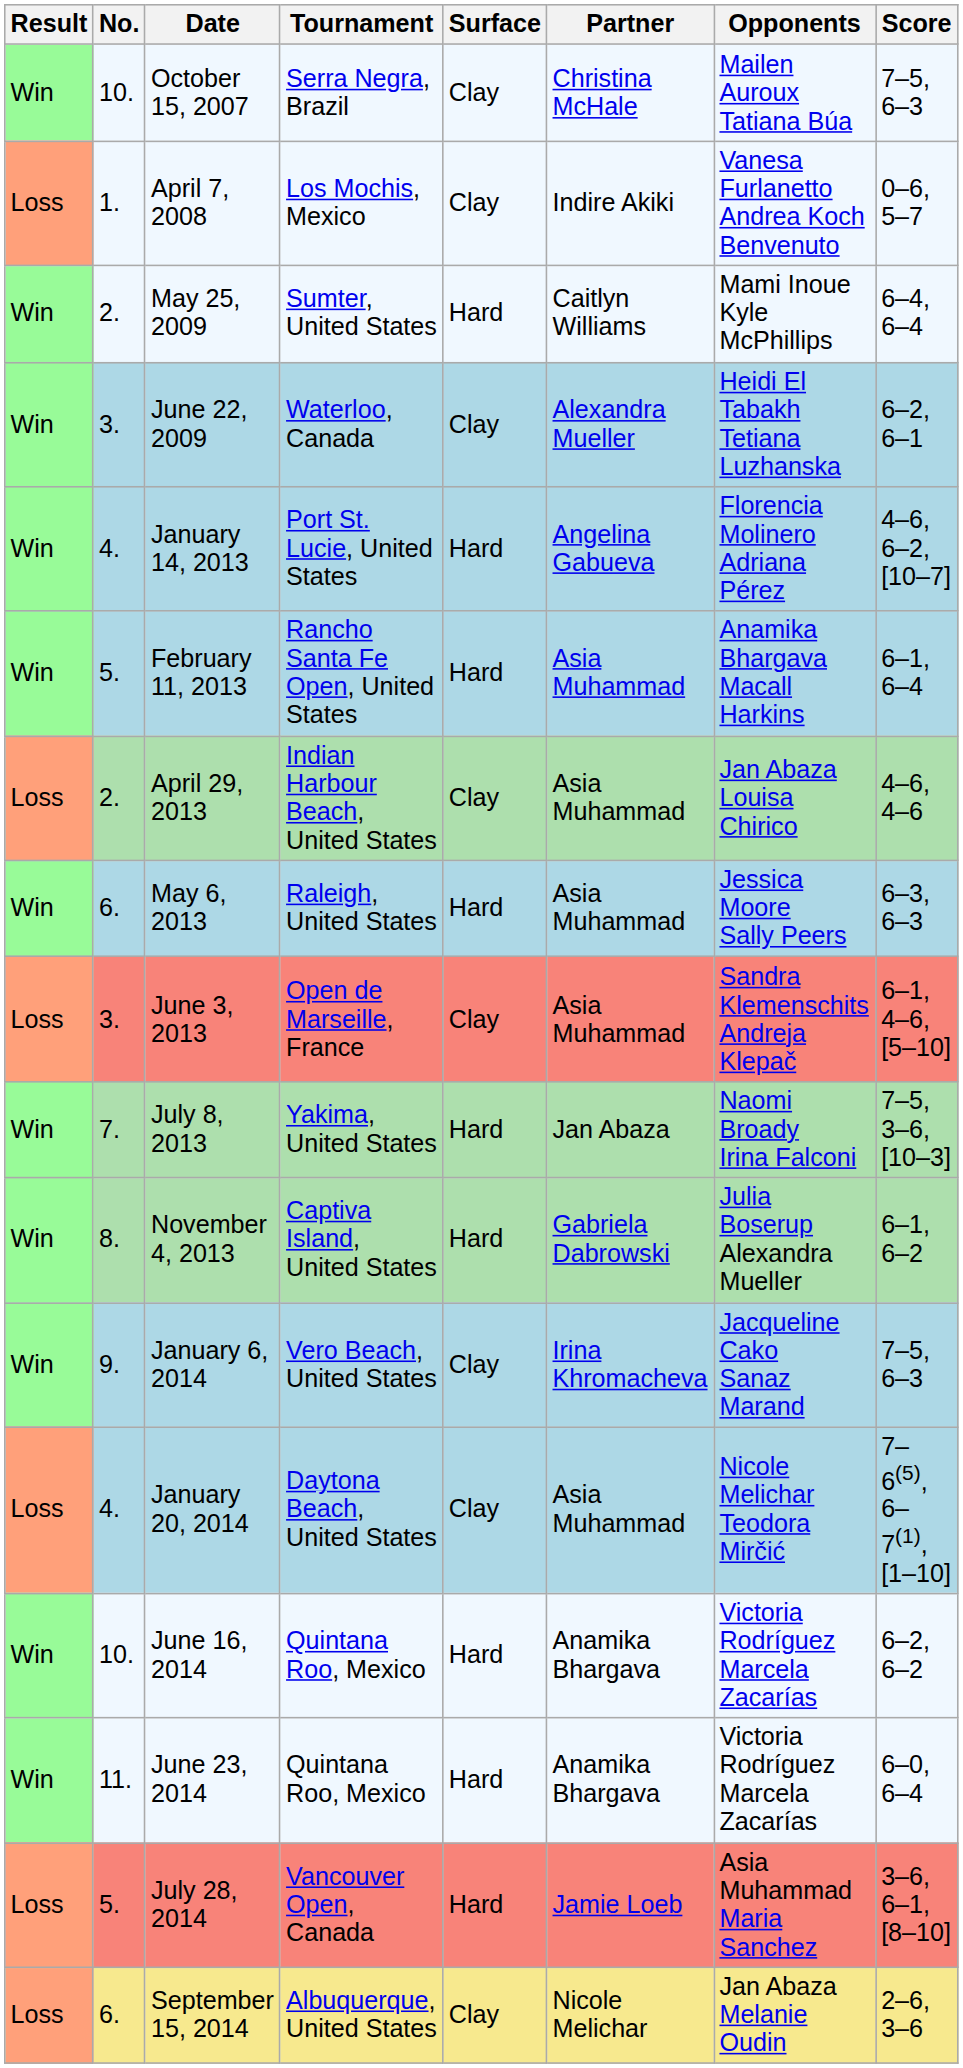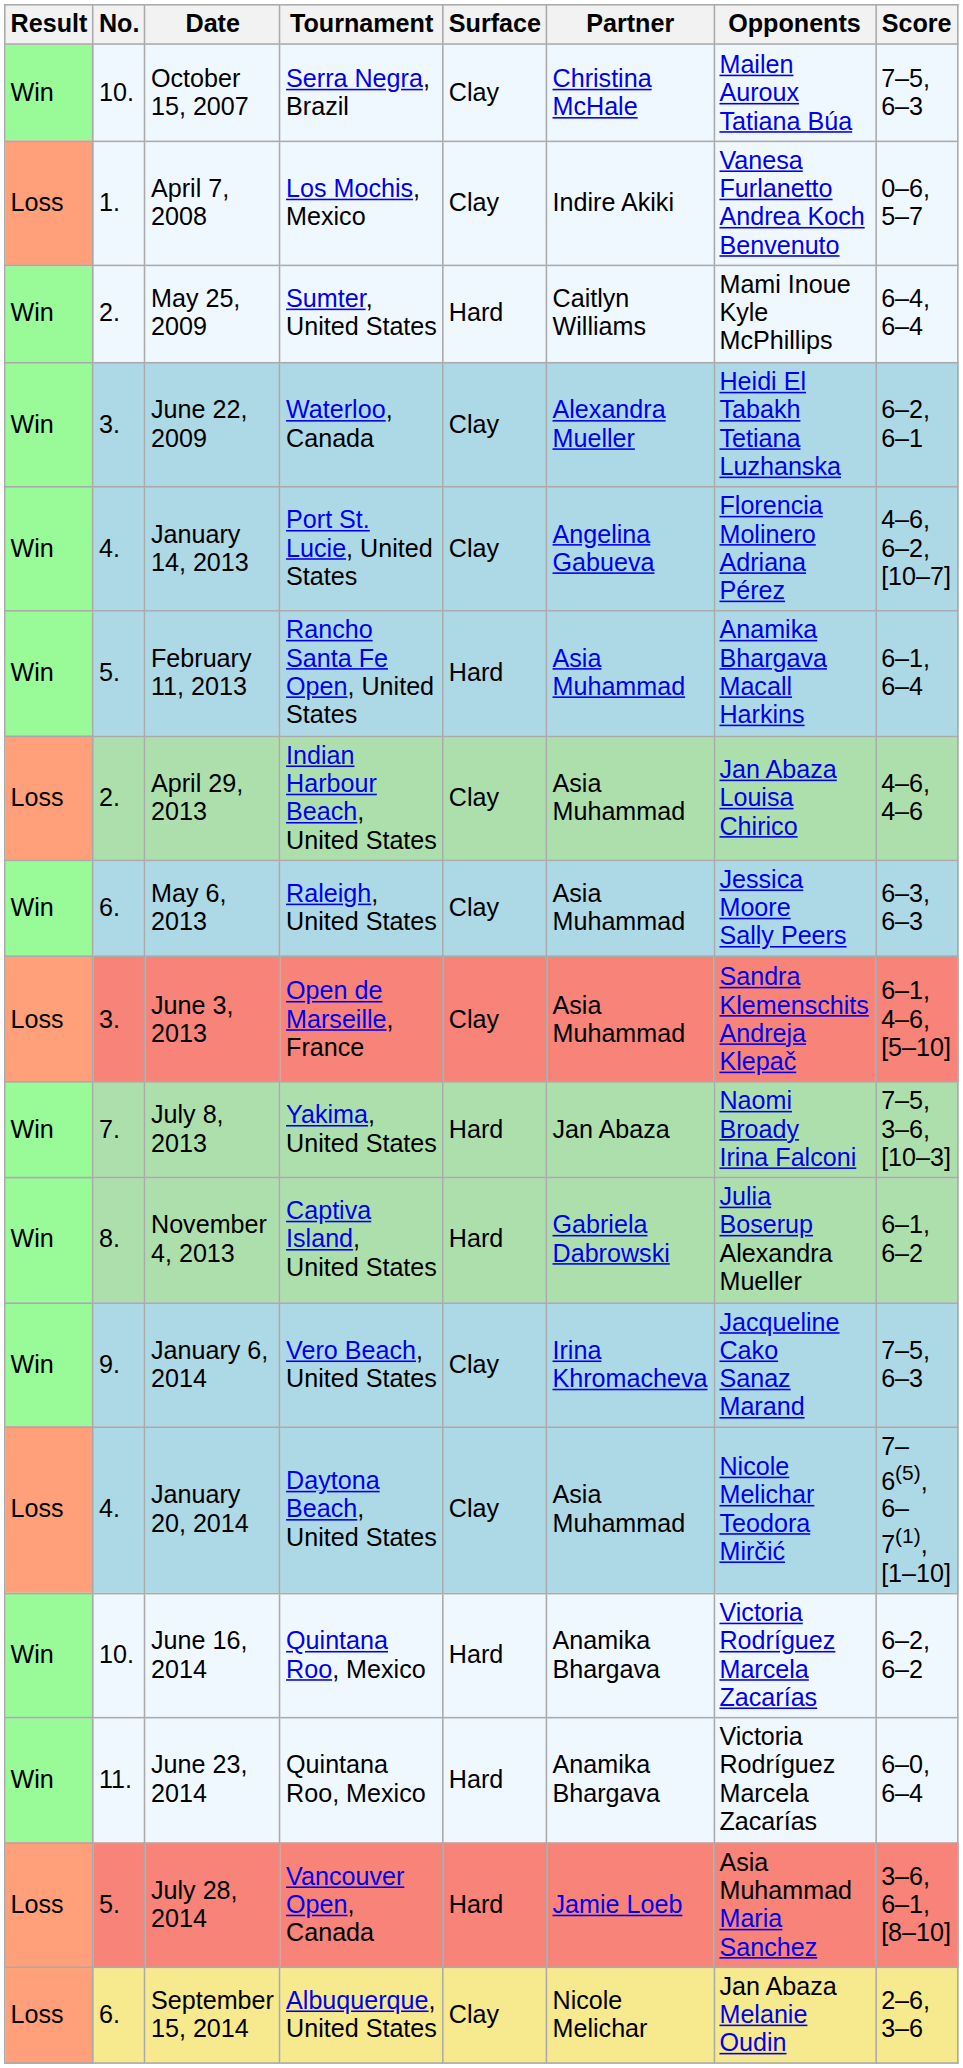(476, 548) Hard -> (474, 548) Clay
(476, 908) Hard -> (474, 908) Clay
